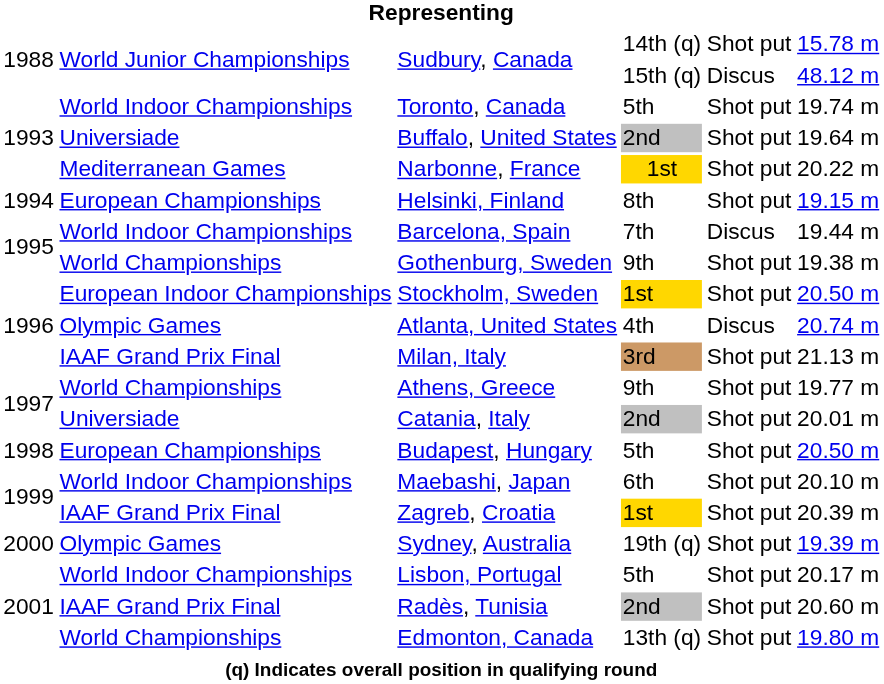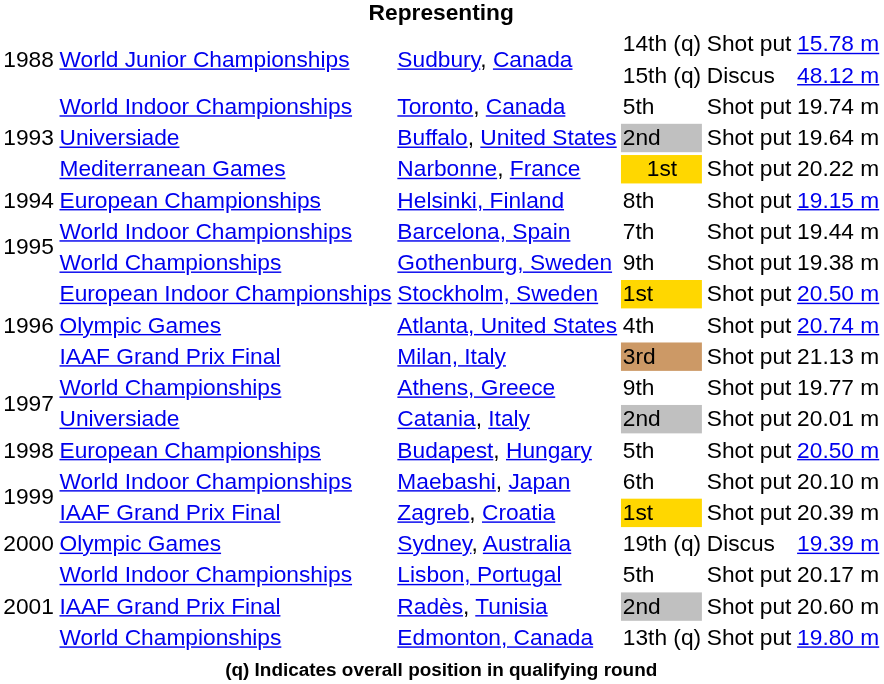(741, 231) Discus -> (749, 231) Shot put
(741, 325) Discus -> (749, 325) Shot put
(749, 543) Shot put -> (741, 543) Discus
